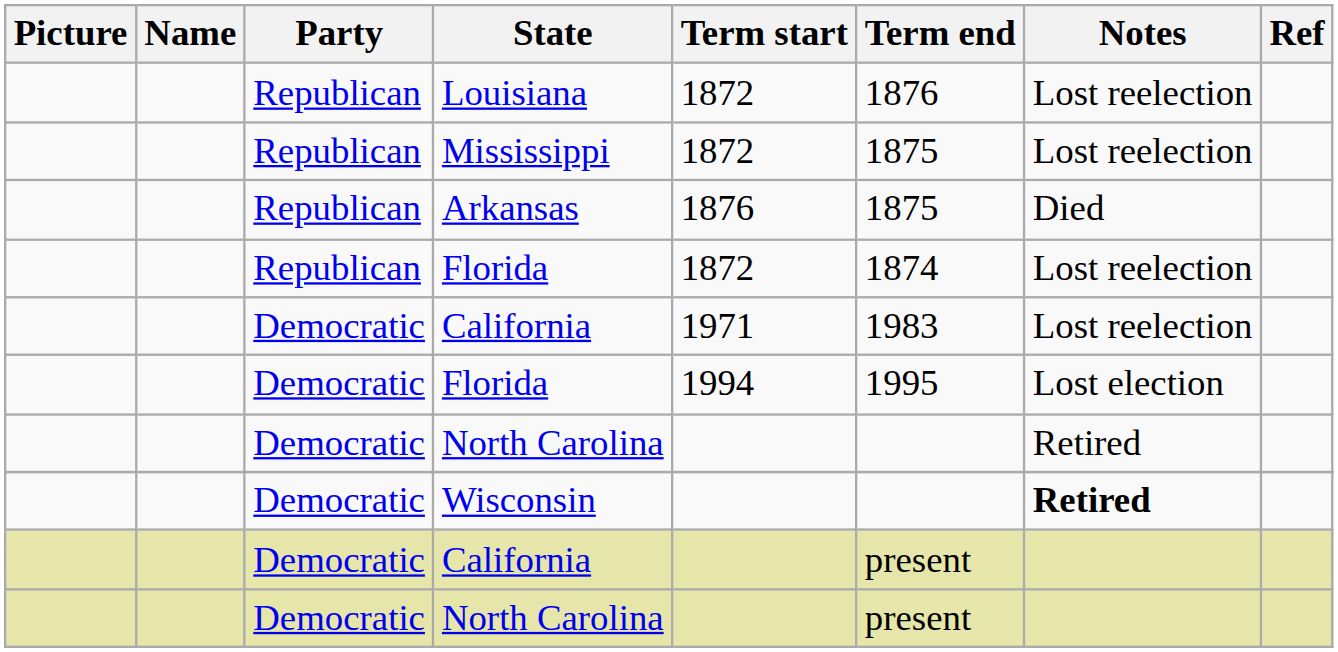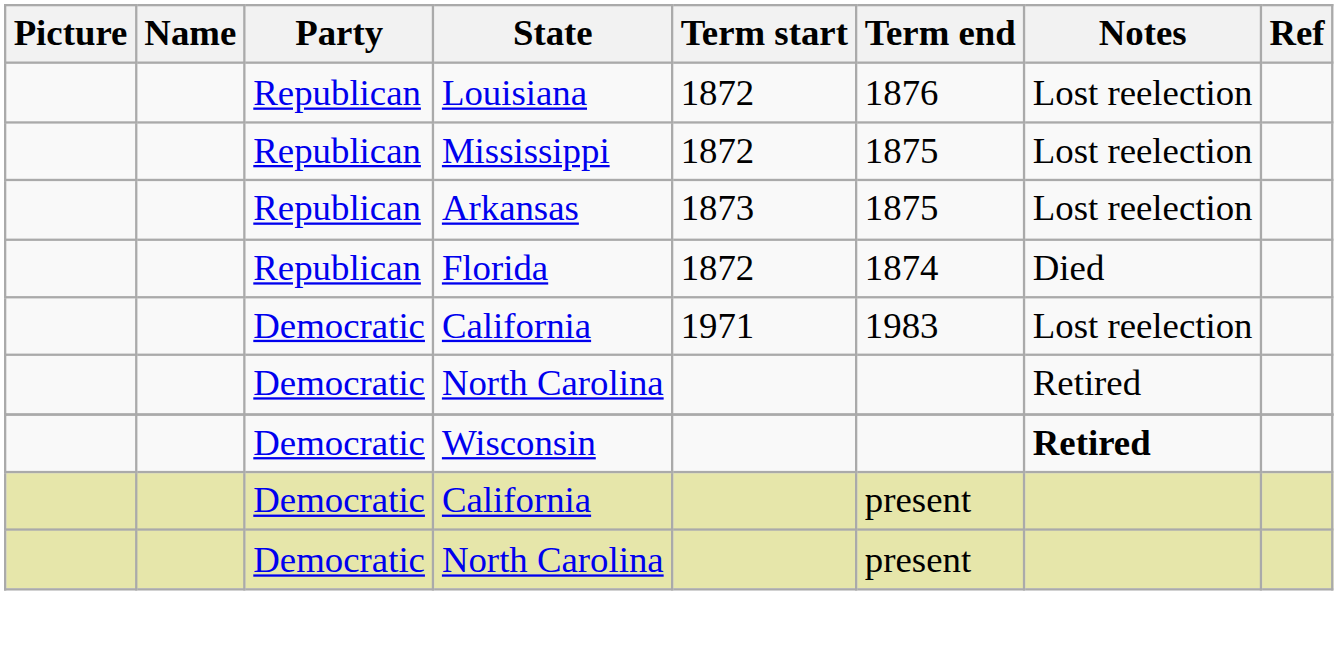(717, 208) 1876 -> (717, 208) 1873
(1069, 208) Died -> (1143, 208) Lost reelection
(1143, 267) Lost reelection -> (1069, 267) Died
- row: (339, 383)
